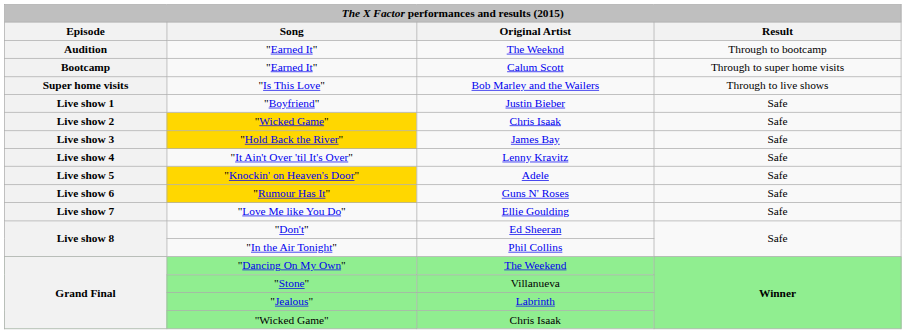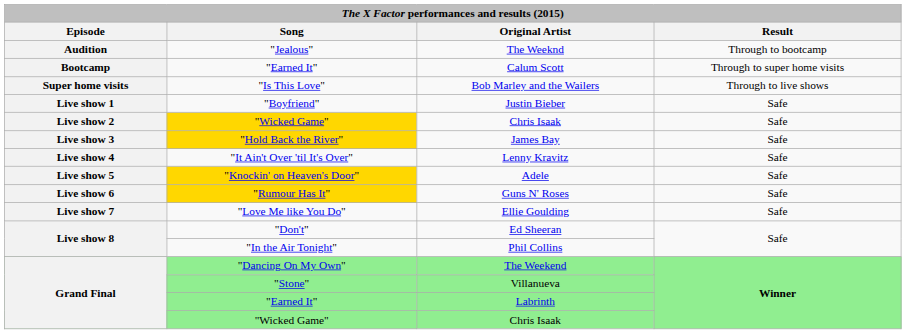(292, 49) "Earned It" -> (292, 49) "Jealous"
(292, 301) "Jealous" -> (292, 301) "Earned It"
